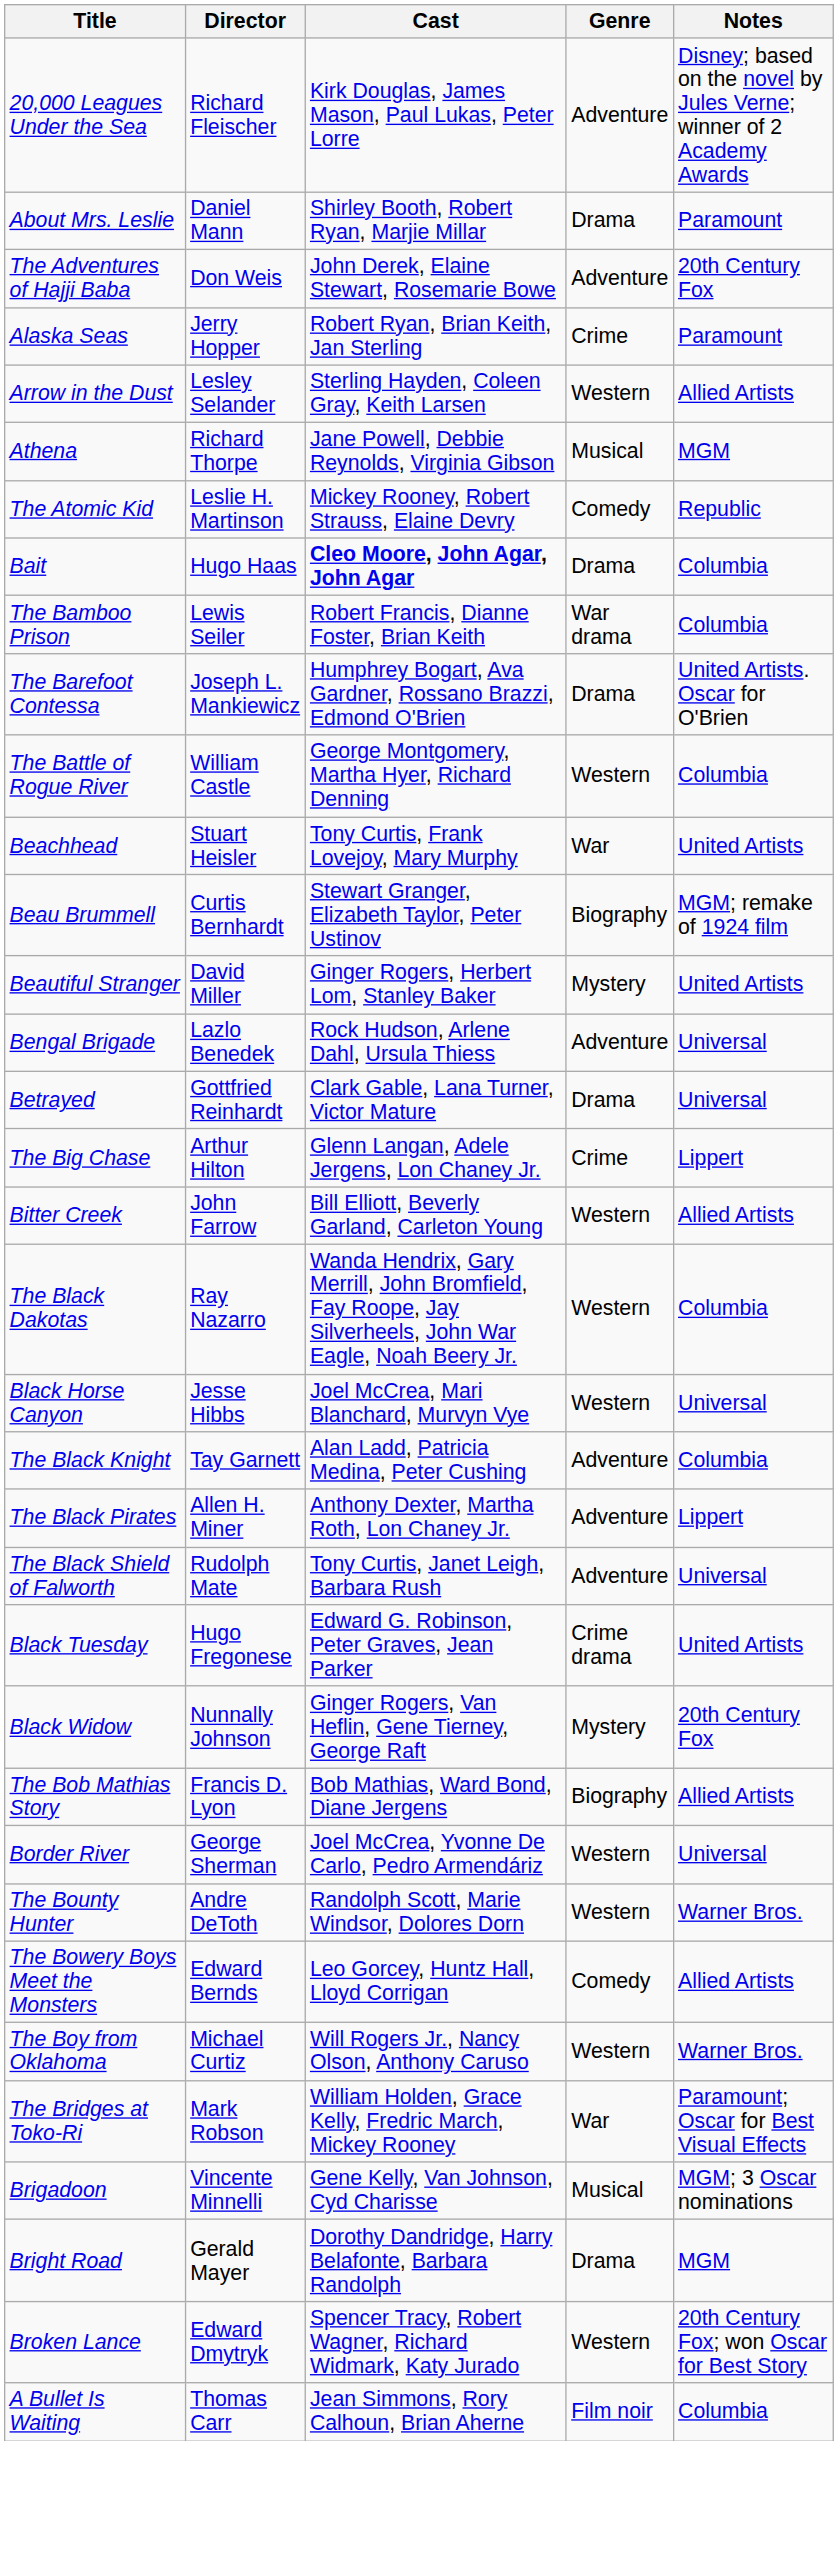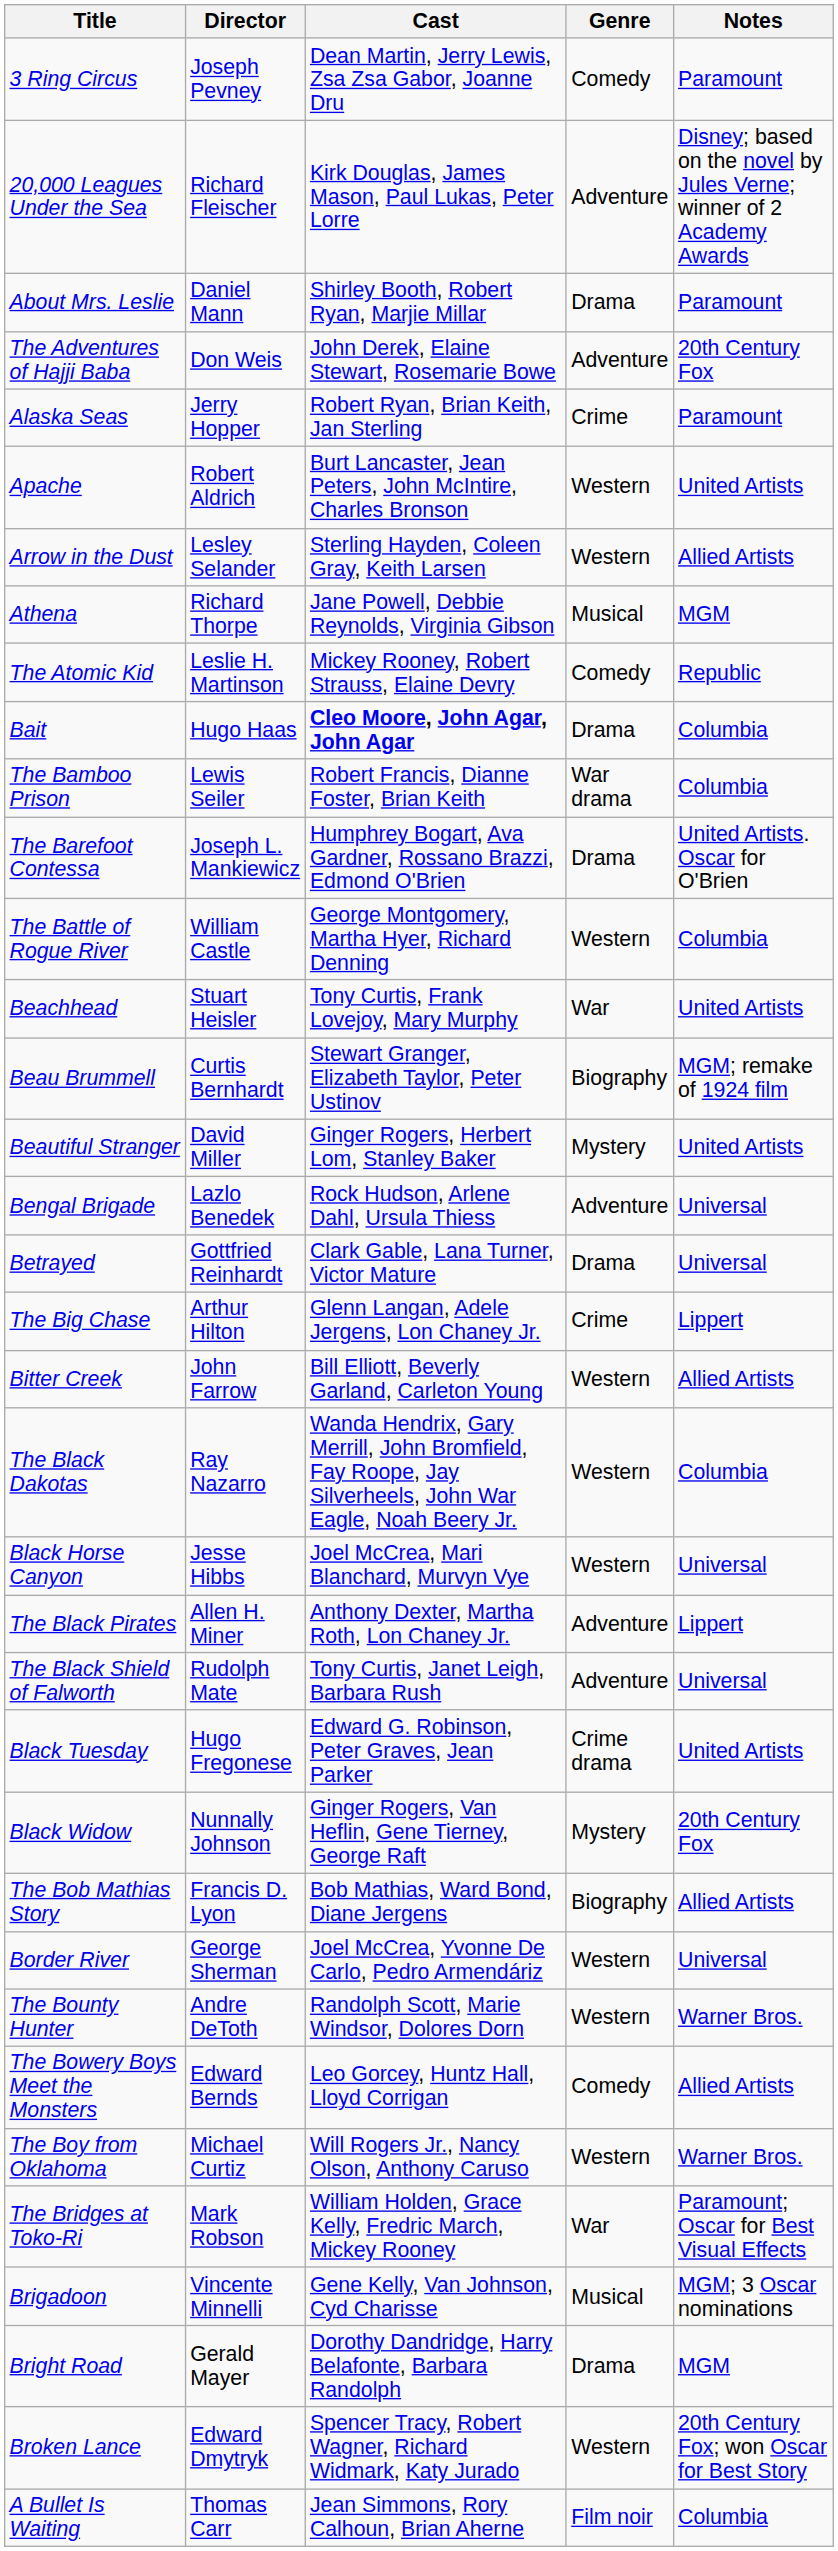+ row: (73, 79)
+ row: (46, 487)
- row: (90, 1460)
